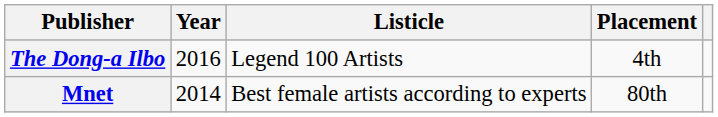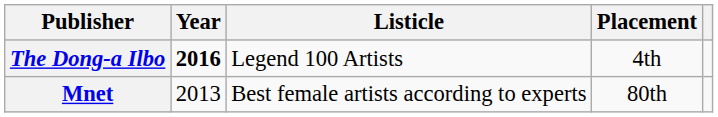(198, 58) normal -> (198, 58) bold
(198, 93) 2014 -> (198, 93) 2013
